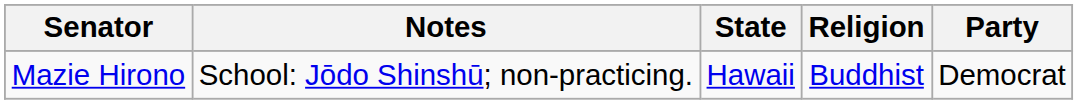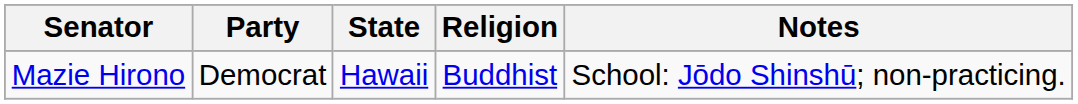columns swapped: (1002, 27) <-> (446, 27)
